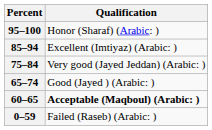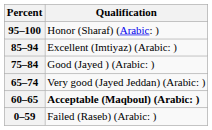(126, 64) Very good (Jayed Jeddan) (Arabic: ) -> (101, 64) Good (Jayed ) (Arabic: )
(101, 82) Good (Jayed ) (Arabic: ) -> (126, 82) Very good (Jayed Jeddan) (Arabic: )
